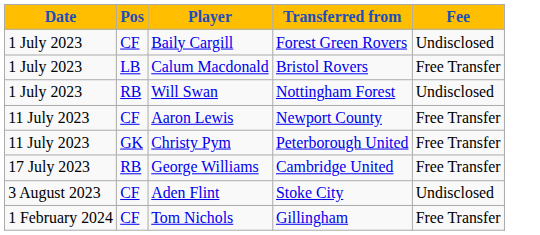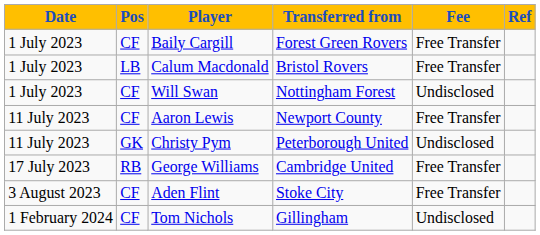+ column: (520, 17)
(455, 42) Undisclosed -> (458, 42) Free Transfer
(131, 92) RB -> (130, 92) CF
(458, 142) Free Transfer -> (455, 142) Undisclosed
(455, 192) Undisclosed -> (458, 192) Free Transfer
(458, 218) Free Transfer -> (455, 218) Undisclosed
